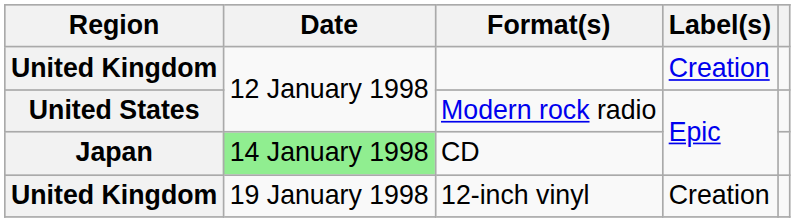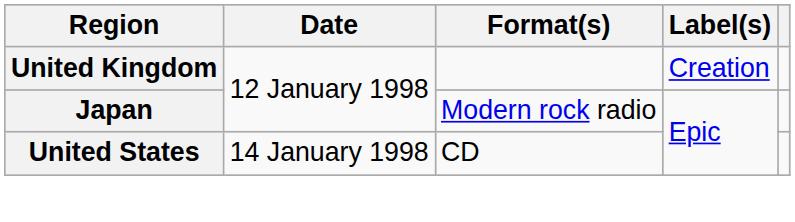(114, 110) United States -> (114, 110) Japan
(114, 152) Japan -> (114, 152) United States
(329, 152) lightgreen background -> (329, 152) no background
- row: (515, 195)
